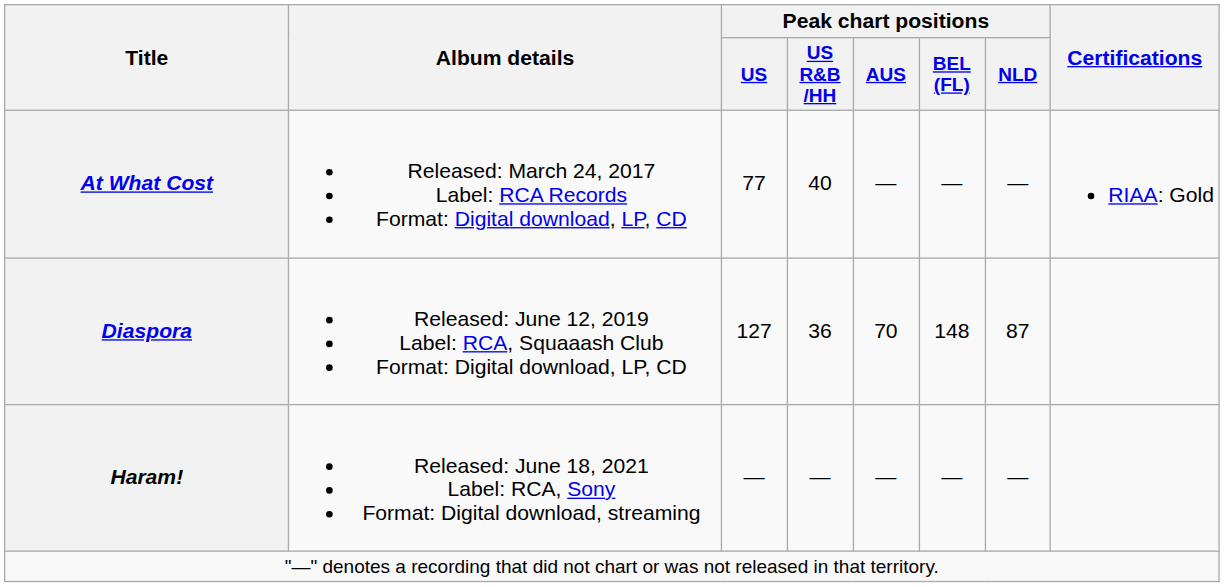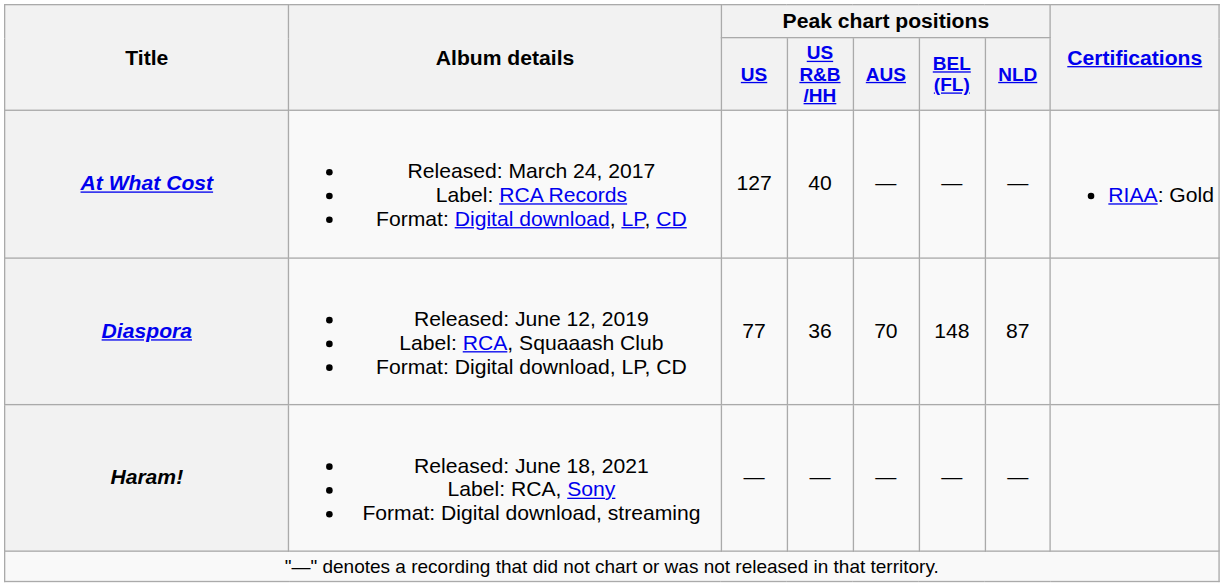(754, 183) 77 -> (754, 183) 127
(754, 330) 127 -> (754, 330) 77
